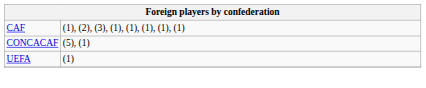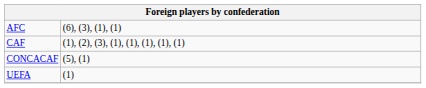+ row: (16, 28)
